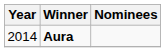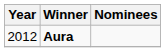(22, 36) 2014 -> (22, 36) 2012
